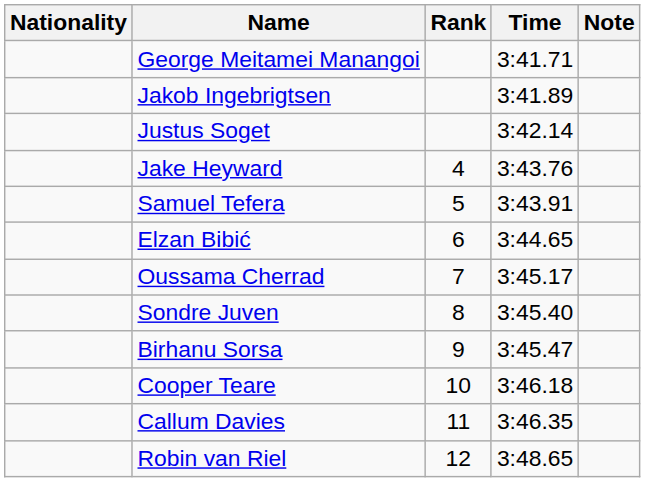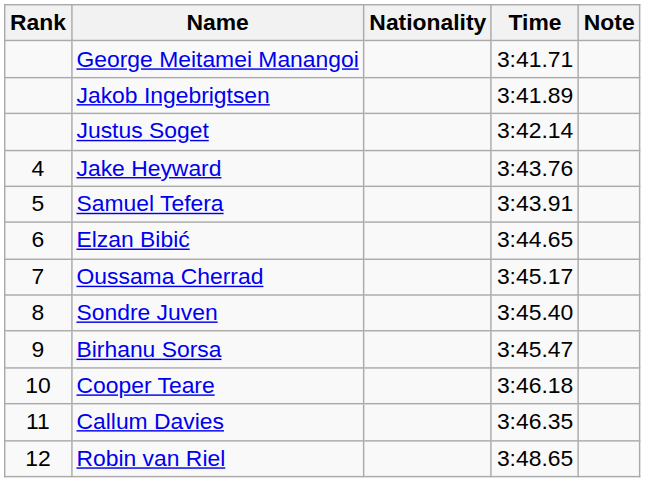columns swapped: (458, 22) <-> (68, 22)
